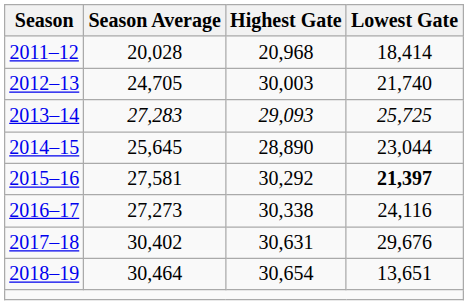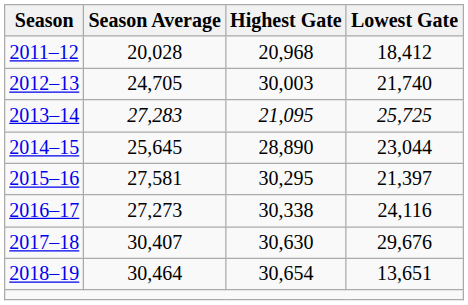(405, 52) 18,414 -> (405, 52) 18,412
(286, 115) 29,093 -> (286, 115) 21,095
(286, 178) 30,292 -> (286, 178) 30,295
(405, 178) bold -> (405, 178) normal
(155, 242) 30,402 -> (155, 242) 30,407
(286, 242) 30,631 -> (286, 242) 30,630
